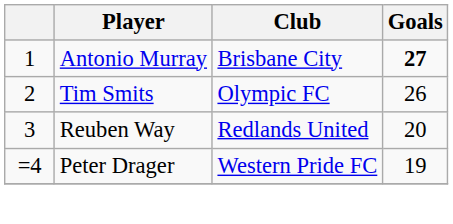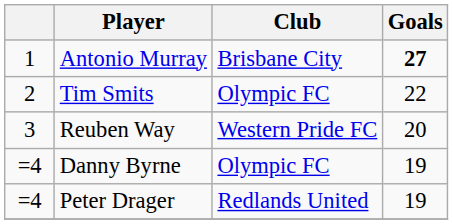(415, 93) 26 -> (415, 93) 22
(293, 129) Redlands United -> (297, 129) Western Pride FC
+ row: (120, 165)
(297, 165) Western Pride FC -> (293, 201) Redlands United
